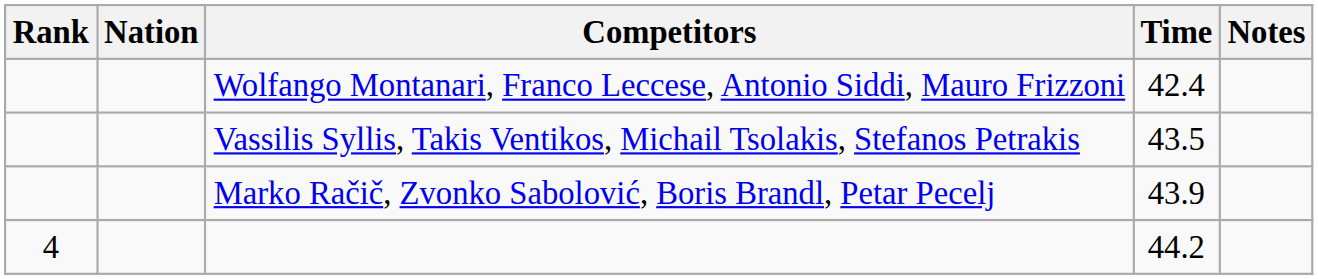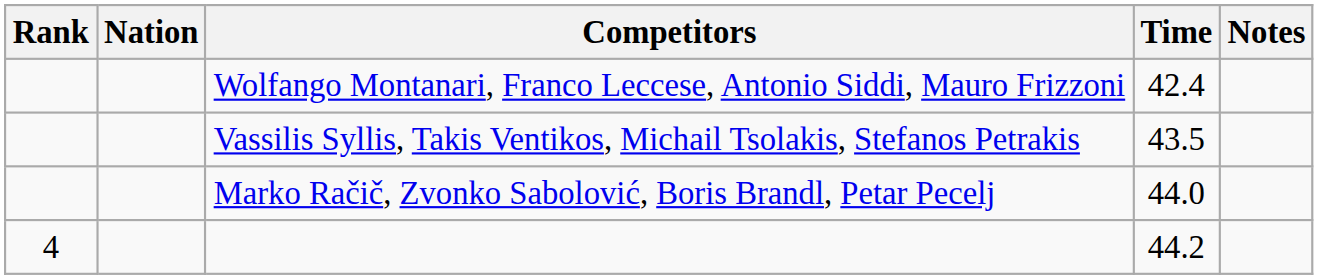(1176, 193) 43.9 -> (1176, 193) 44.0
